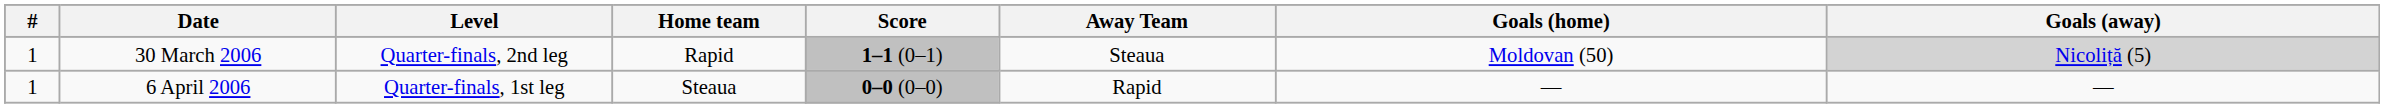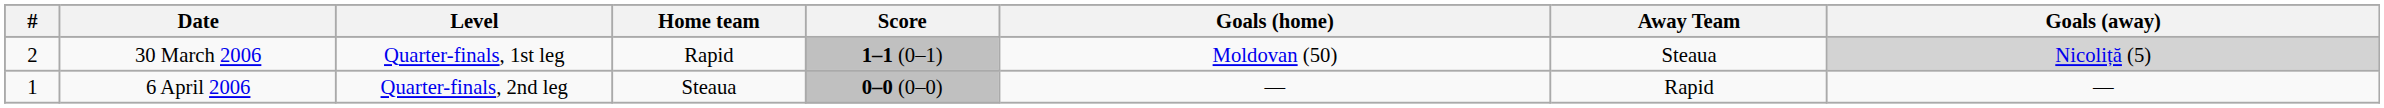columns swapped: (1137, 21) <-> (1551, 21)
(33, 54) 1 -> (33, 54) 2
(474, 54) Quarter-finals, 2nd leg -> (474, 54) Quarter-finals, 1st leg
(474, 87) Quarter-finals, 1st leg -> (474, 87) Quarter-finals, 2nd leg
